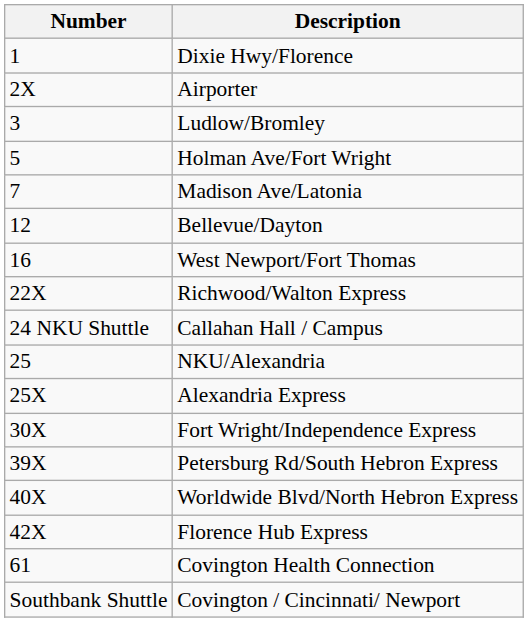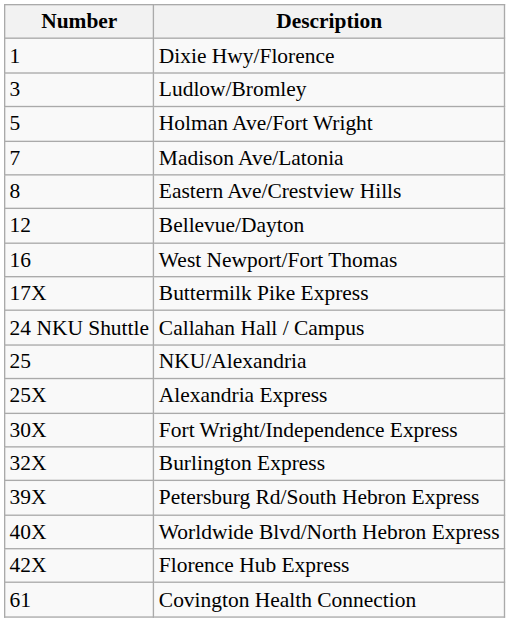- row: (217, 89)
+ row: (280, 191)
+ row: (264, 293)
- row: (292, 293)
+ row: (242, 463)
- row: (319, 599)
